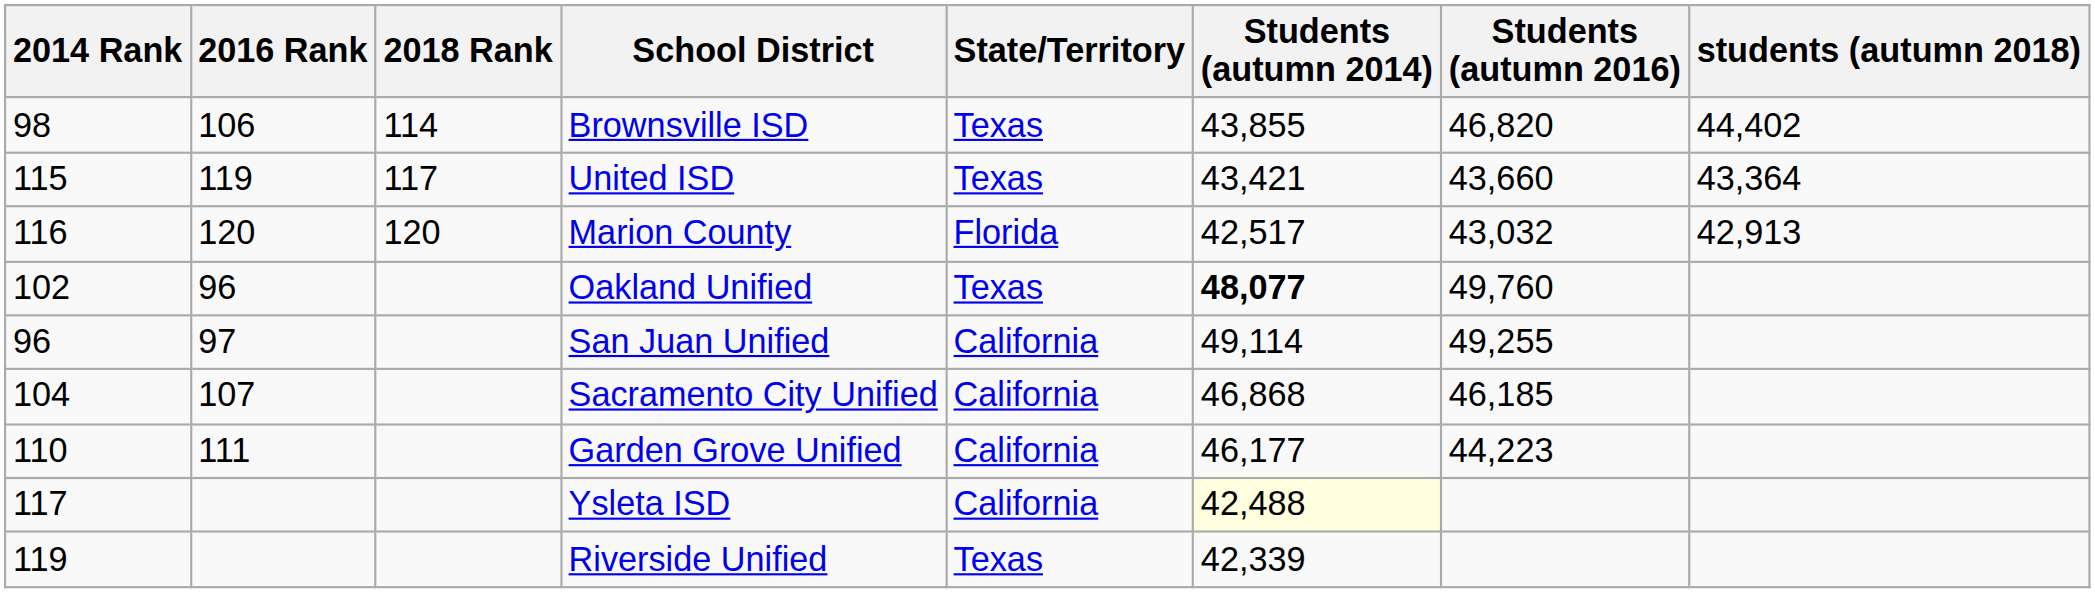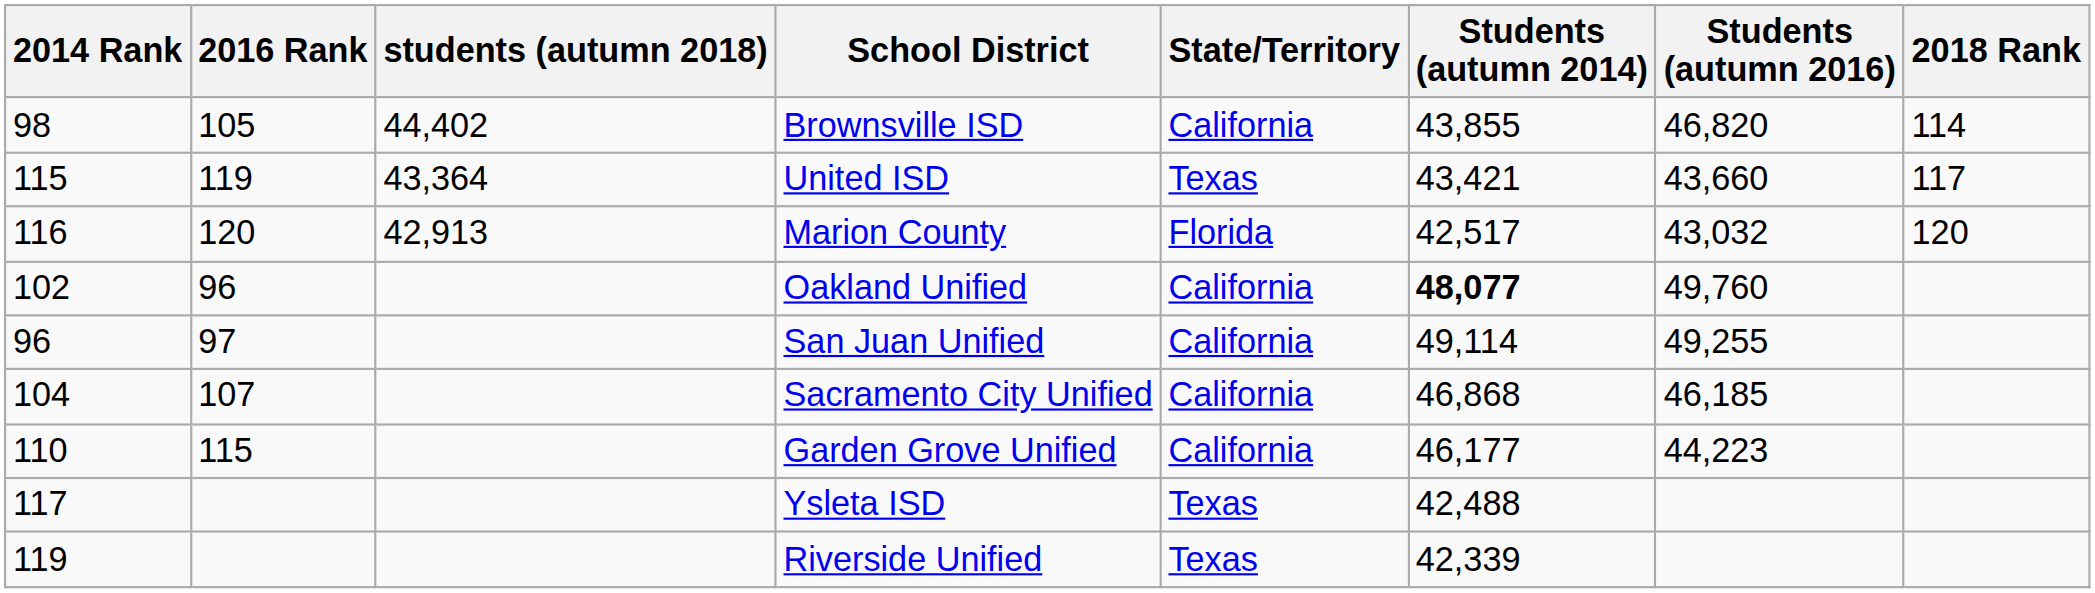columns swapped: (468, 50) <-> (1889, 50)
(227, 124) 106 -> (227, 124) 105
(998, 124) Texas -> (1241, 124) California
(998, 287) Texas -> (1241, 287) California
(224, 450) 111 -> (225, 450) 115
(1026, 504) California -> (1213, 504) Texas
(1253, 504) lightyellow background -> (1468, 504) no background
